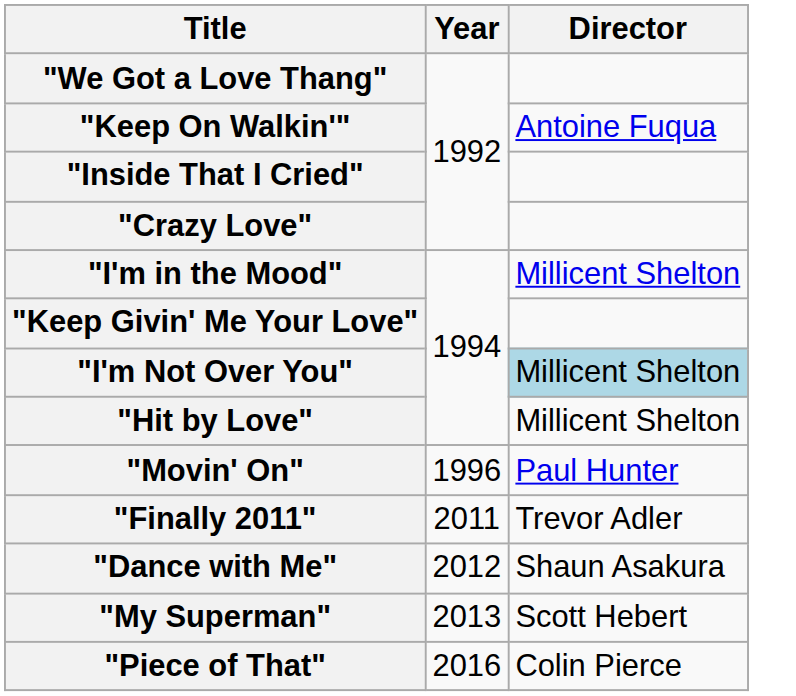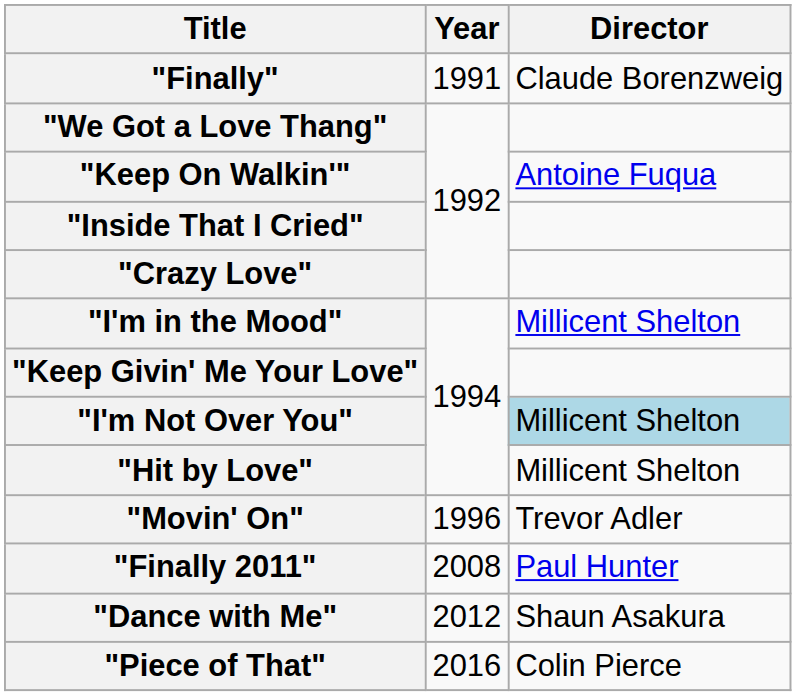+ row: (215, 77)
(597, 469) Paul Hunter -> (599, 518) Trevor Adler
(467, 518) 2011 -> (467, 567) 2008
(599, 518) Trevor Adler -> (597, 567) Paul Hunter
- row: (215, 616)
